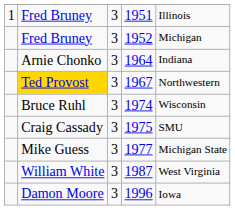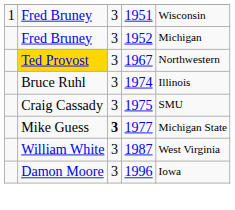(175, 15) Illinois -> (182, 15) Wisconsin
- row: (139, 60)
(182, 104) Wisconsin -> (175, 82) Illinois
(114, 149) normal -> (114, 127) bold
